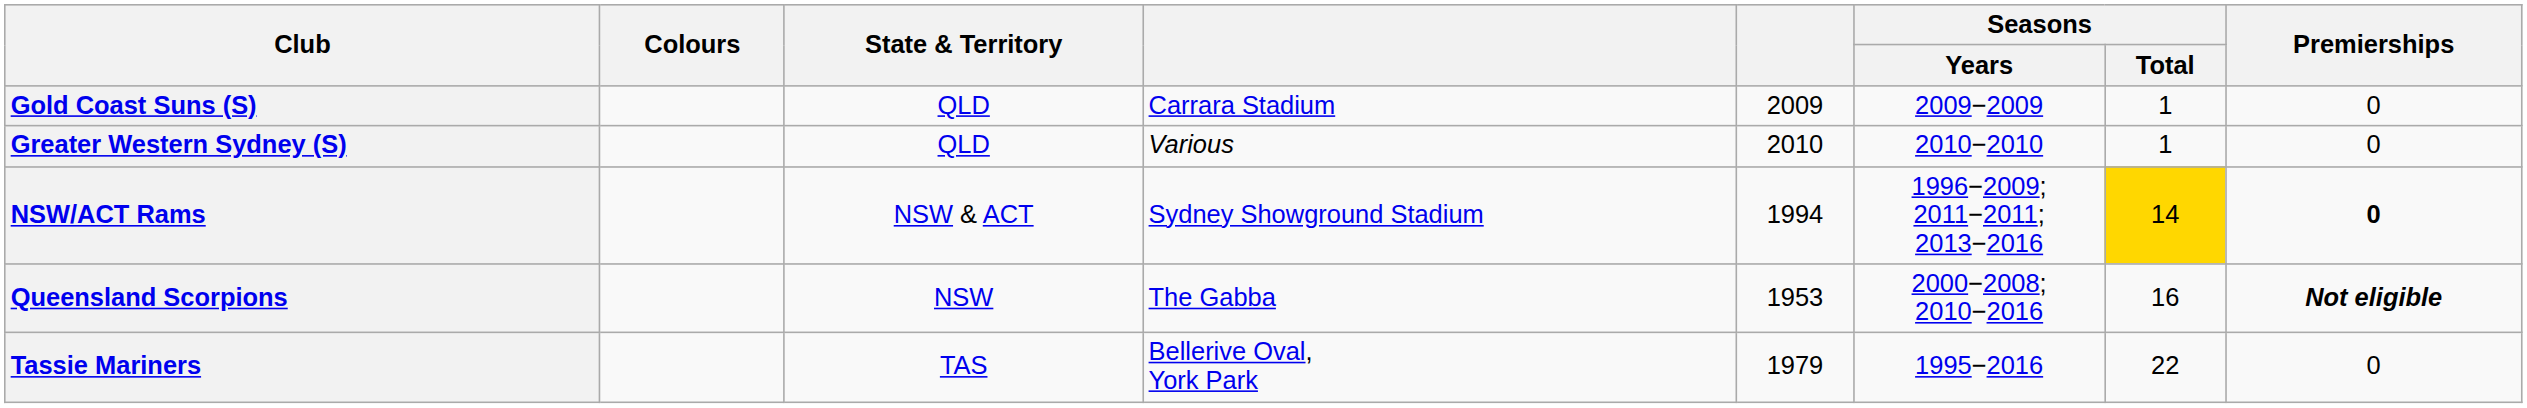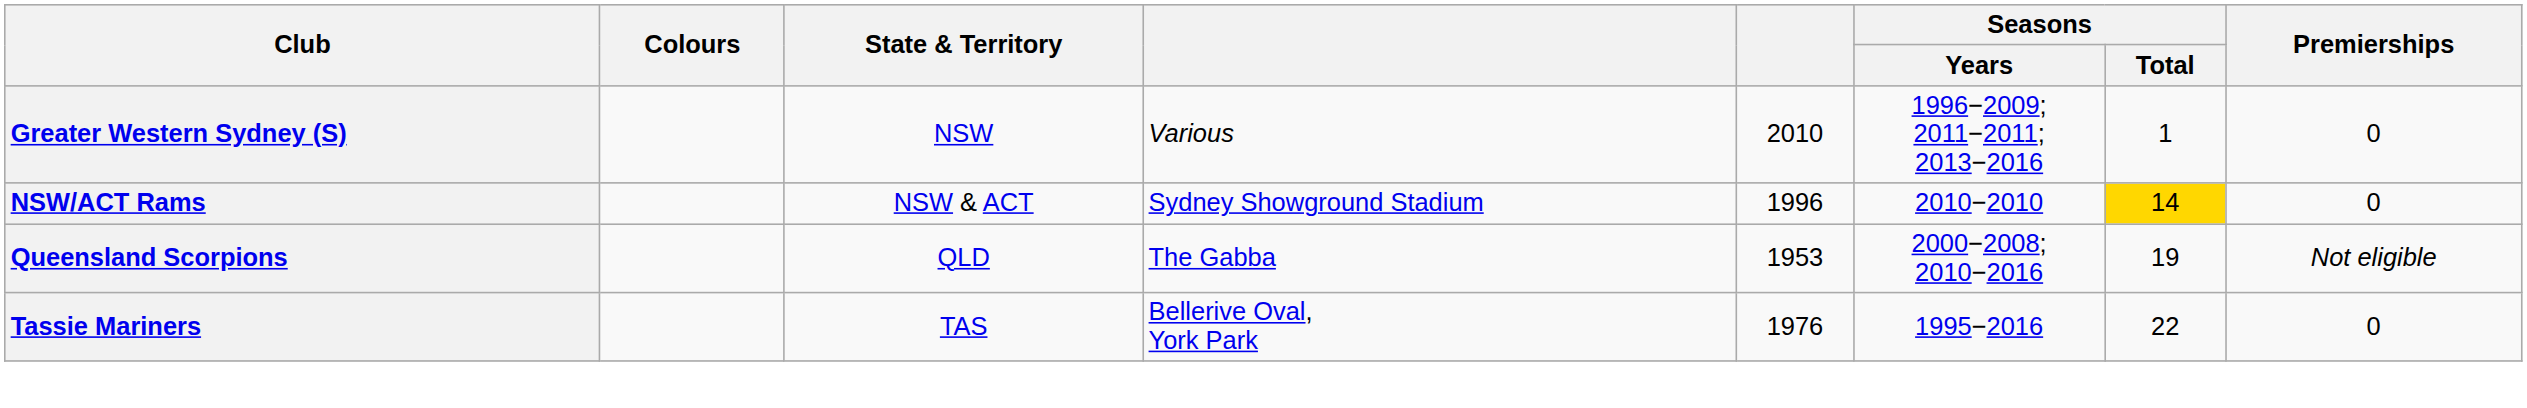- row: (134, 105)
(964, 145) QLD -> (964, 133) NSW
(1979, 145) 2010−2010 -> (1979, 133) 1996−2009; 2011−2011; 2013−2016
(1795, 214) 1994 -> (1795, 202) 1996
(1979, 214) 1996−2009; 2011−2011; 2013−2016 -> (1979, 202) 2010−2010
(2374, 214) bold -> (2374, 202) normal
(964, 297) NSW -> (964, 257) QLD
(2165, 297) 16 -> (2165, 257) 19
(2374, 297) bold -> (2374, 257) normal
(1795, 366) 1979 -> (1795, 326) 1976
